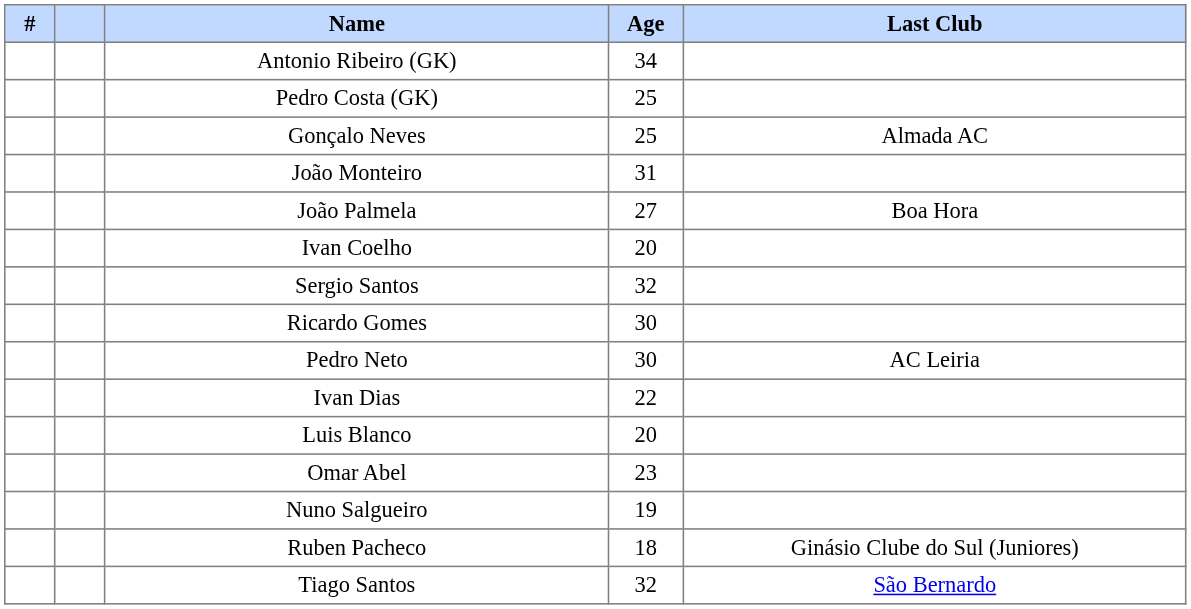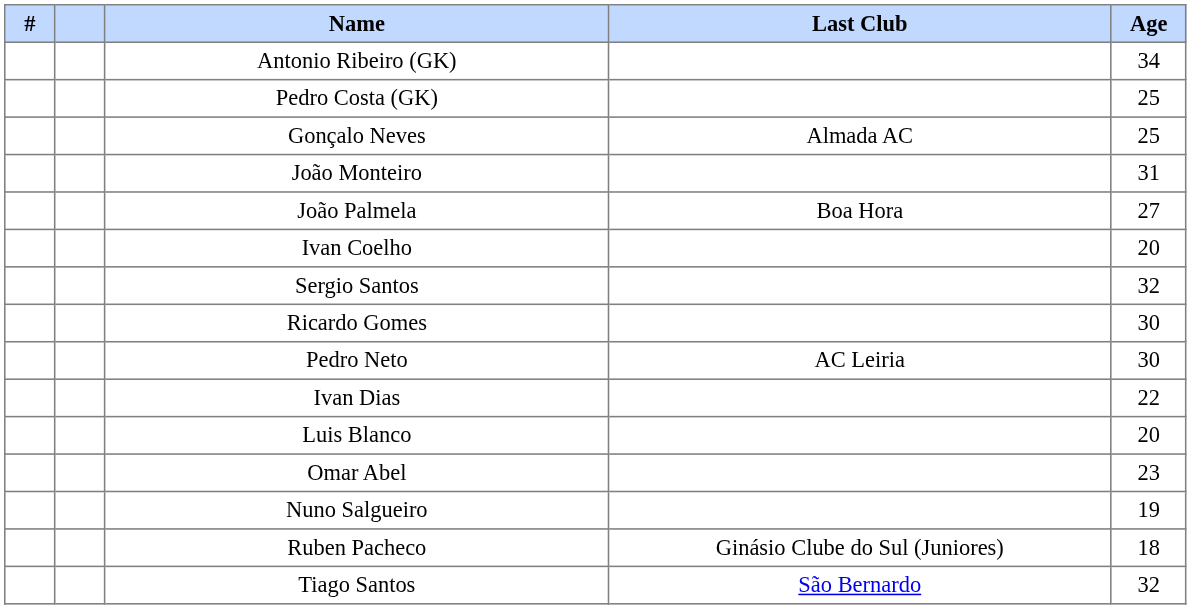columns swapped: (646, 23) <-> (935, 23)
